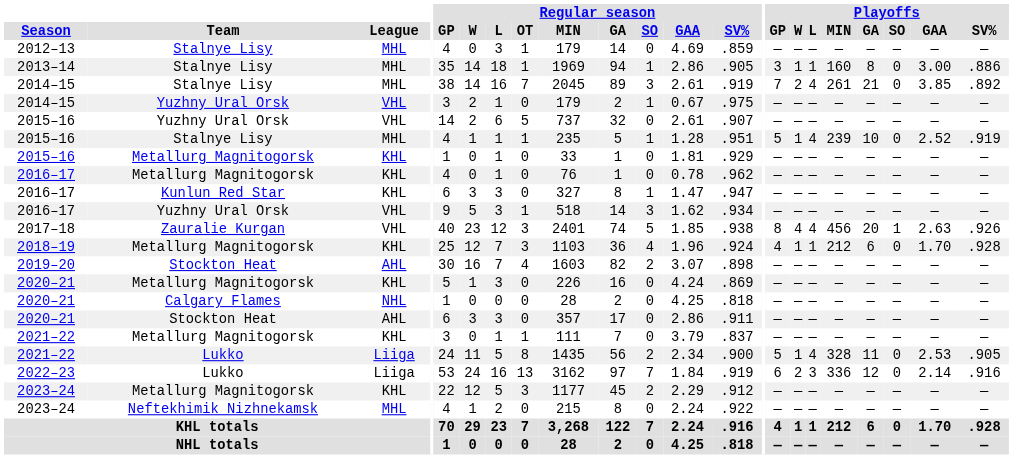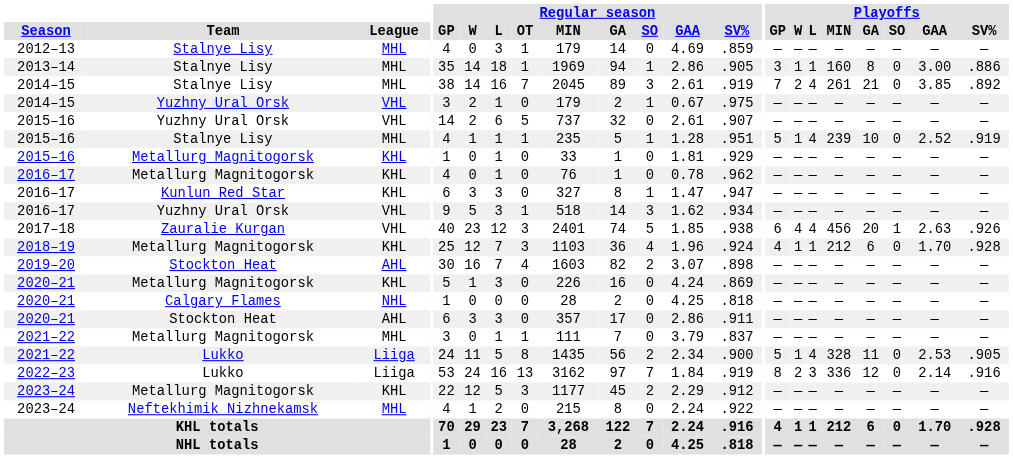(778, 229) 8 -> (778, 229) 6
(394, 337) KHL -> (394, 337) MHL
(778, 373) 6 -> (778, 373) 8
